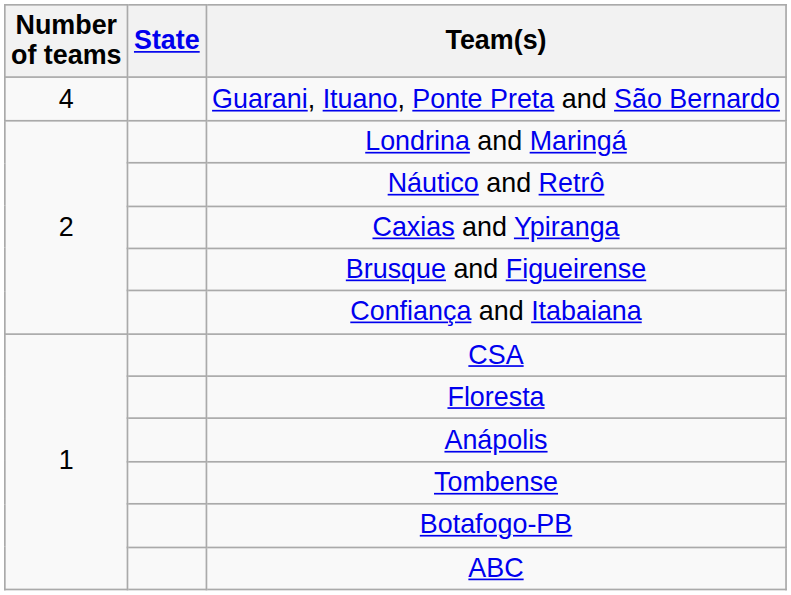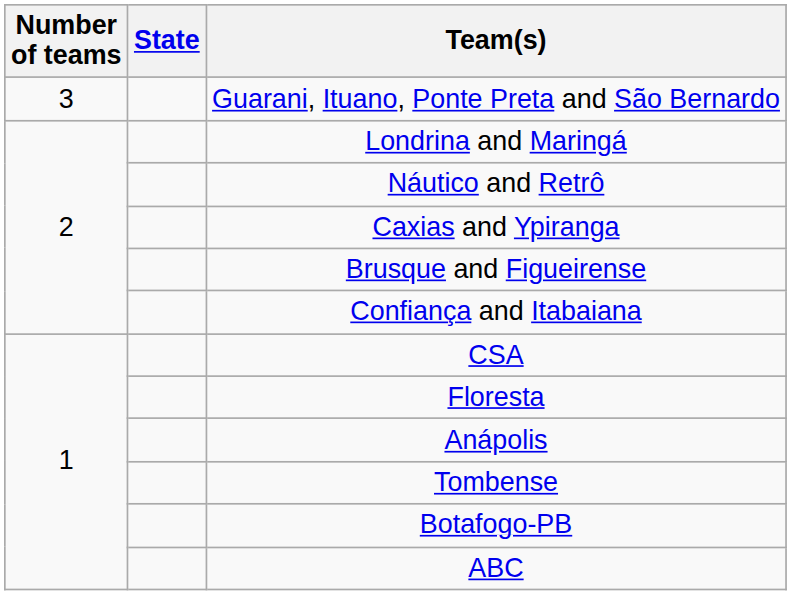(66, 98) 4 -> (66, 98) 3
